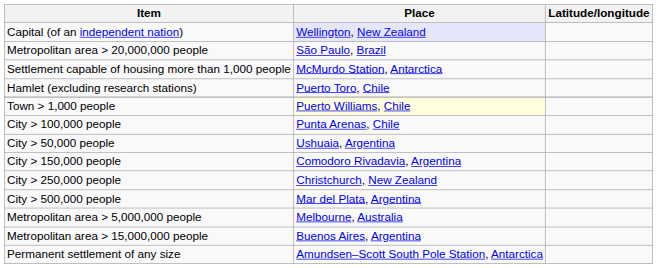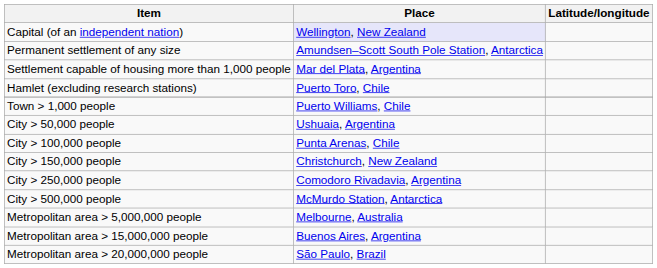rows swapped: (94, 254) <-> (108, 50)
(369, 69) McMurdo Station, Antarctica -> (359, 69) Mar del Plata, Argentina
(353, 106) lightyellow background -> (353, 106) no background
rows swapped: (61, 143) <-> (64, 124)
(379, 161) Comodoro Rivadavia, Argentina -> (367, 161) Christchurch, New Zealand
(367, 180) Christchurch, New Zealand -> (379, 180) Comodoro Rivadavia, Argentina
(359, 198) Mar del Plata, Argentina -> (369, 198) McMurdo Station, Antarctica
